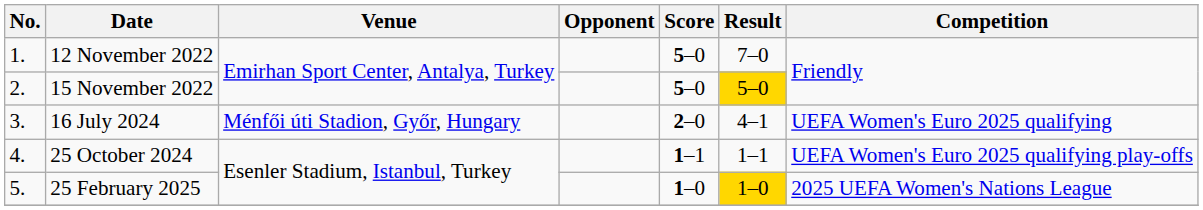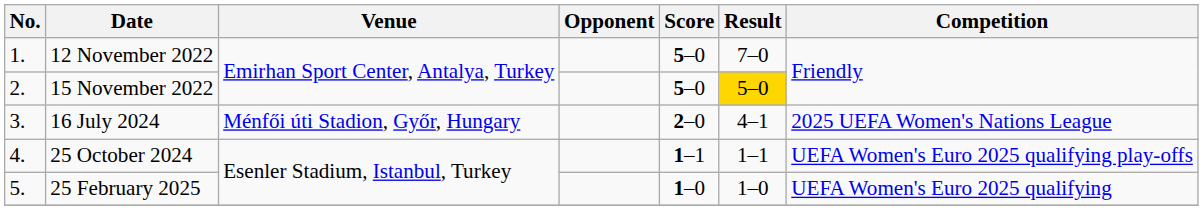(951, 121) UEFA Women's Euro 2025 qualifying -> (951, 121) 2025 UEFA Women's Nations League
(753, 188) gold background -> (753, 188) no background
(951, 188) 2025 UEFA Women's Nations League -> (951, 188) UEFA Women's Euro 2025 qualifying
